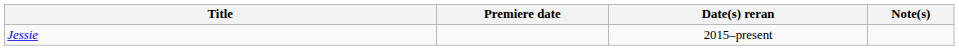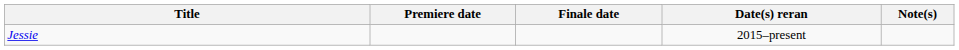+ column: (589, 14)
